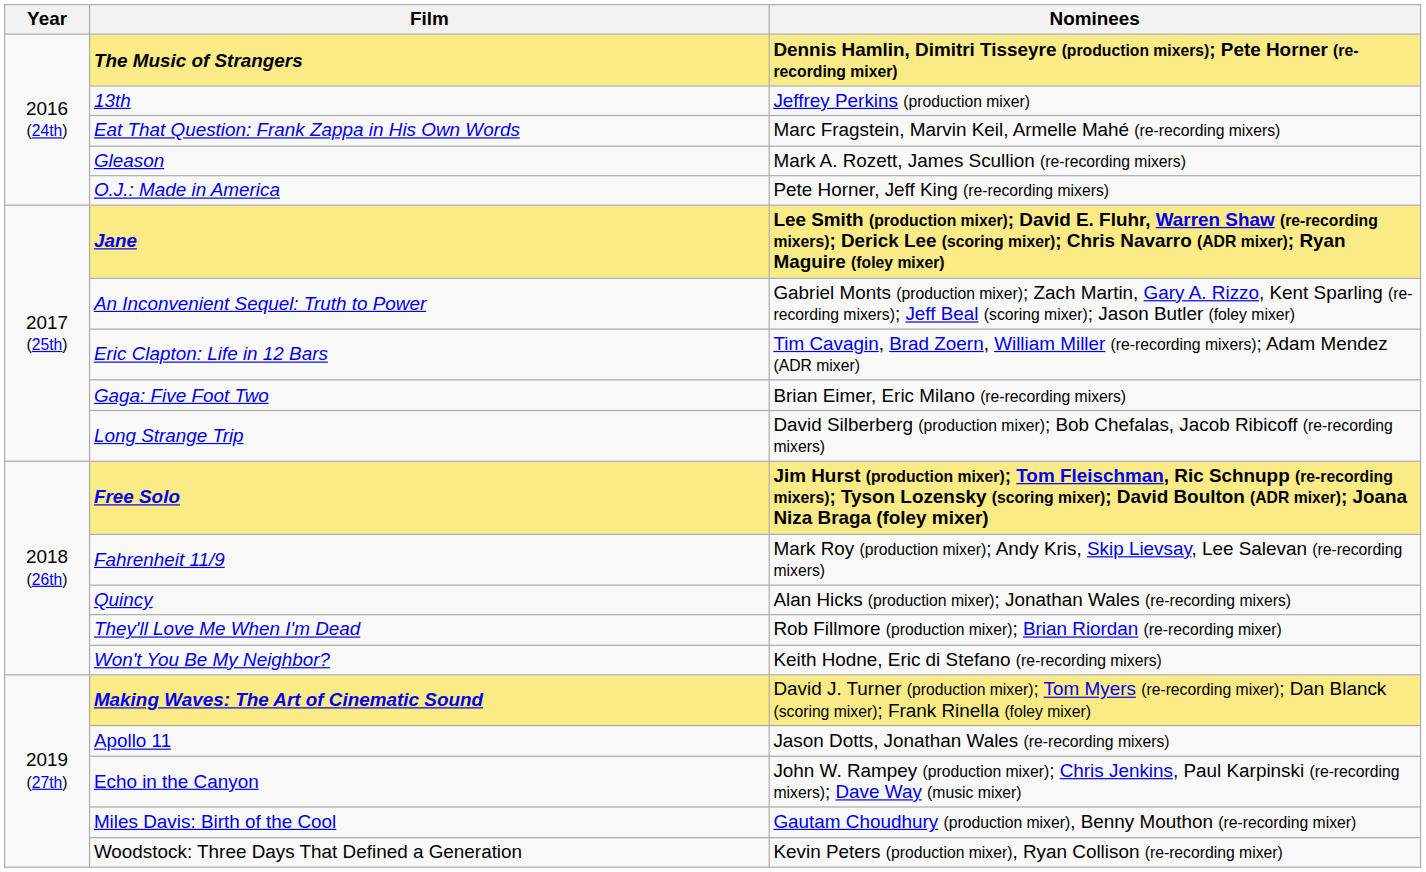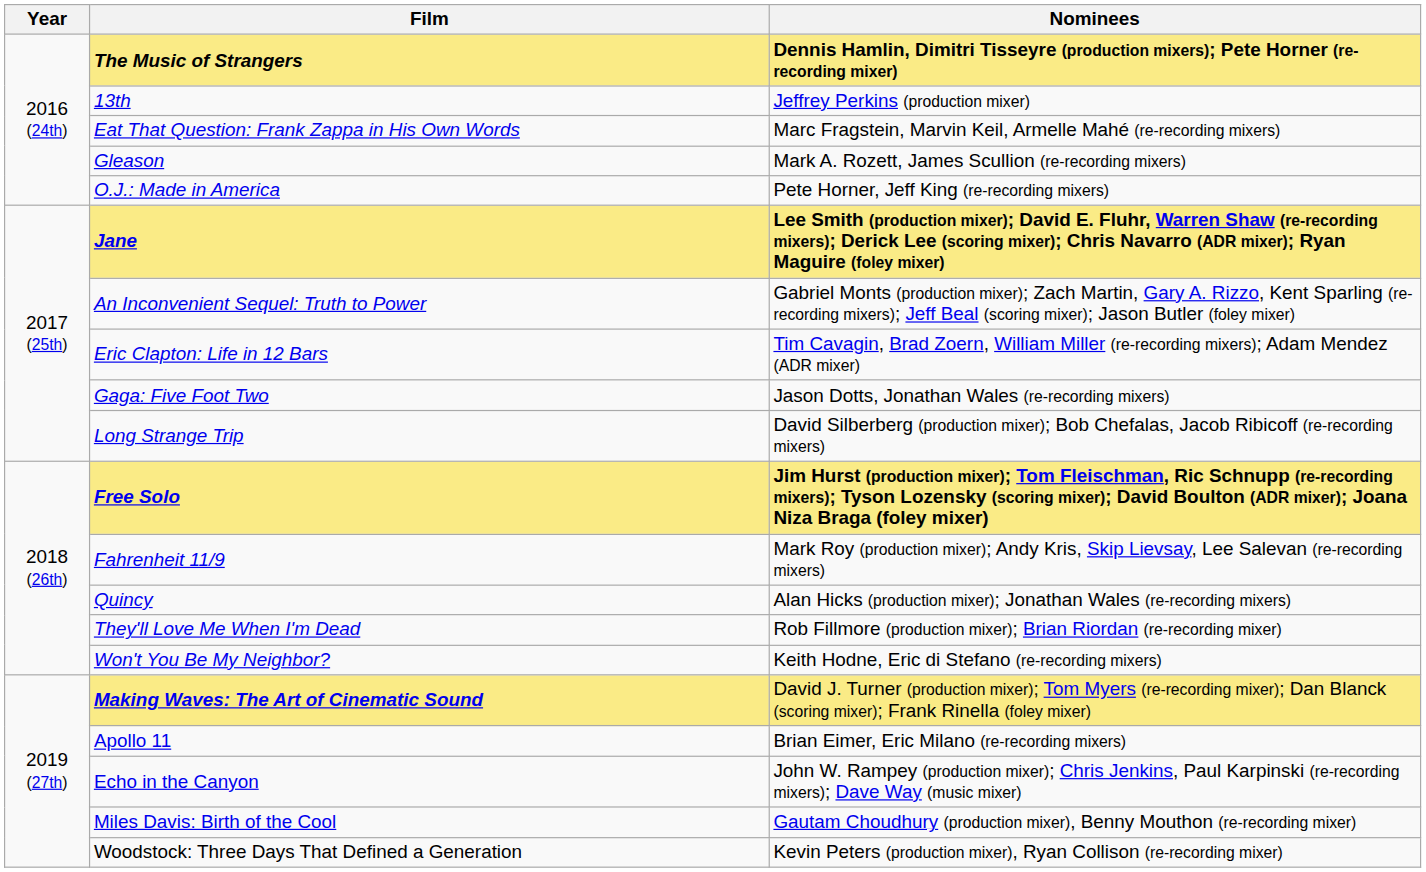(950, 395) Brian Eimer, Eric Milano (re-recording mixers) -> (971, 395) Jason Dotts, Jonathan Wales (re-recording mixers)
(971, 740) Jason Dotts, Jonathan Wales (re-recording mixers) -> (950, 740) Brian Eimer, Eric Milano (re-recording mixers)
